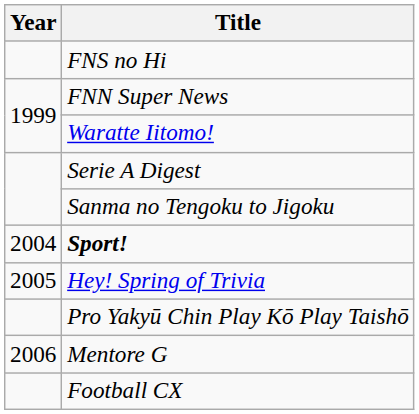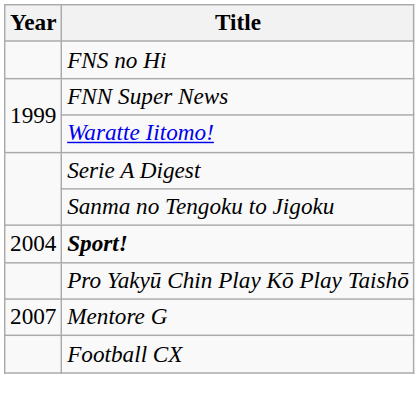- row: (166, 280)
(33, 354) 2006 -> (33, 317) 2007
